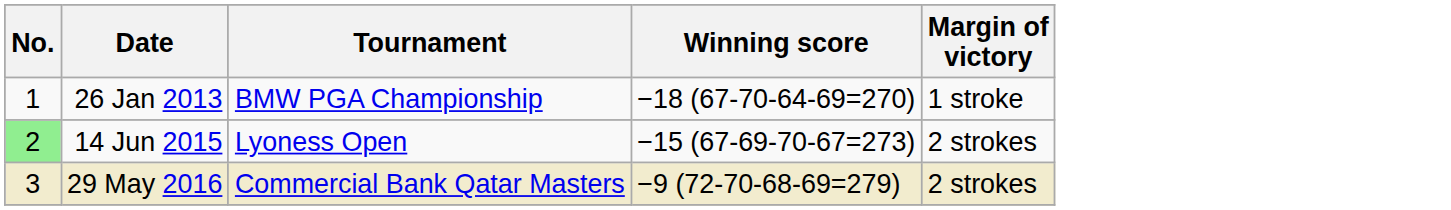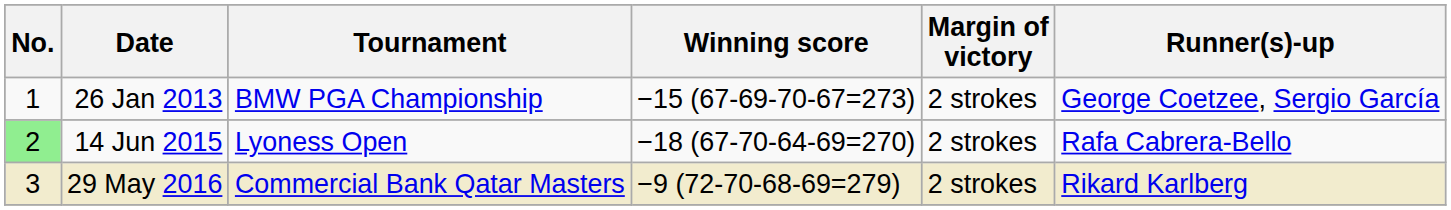+ column: (1250, 41)
(776, 99) −18 (67-70-64-69=270) -> (776, 99) −15 (67-69-70-67=273)
(976, 99) 1 stroke -> (982, 99) 2 strokes
(776, 142) −15 (67-69-70-67=273) -> (776, 142) −18 (67-70-64-69=270)
